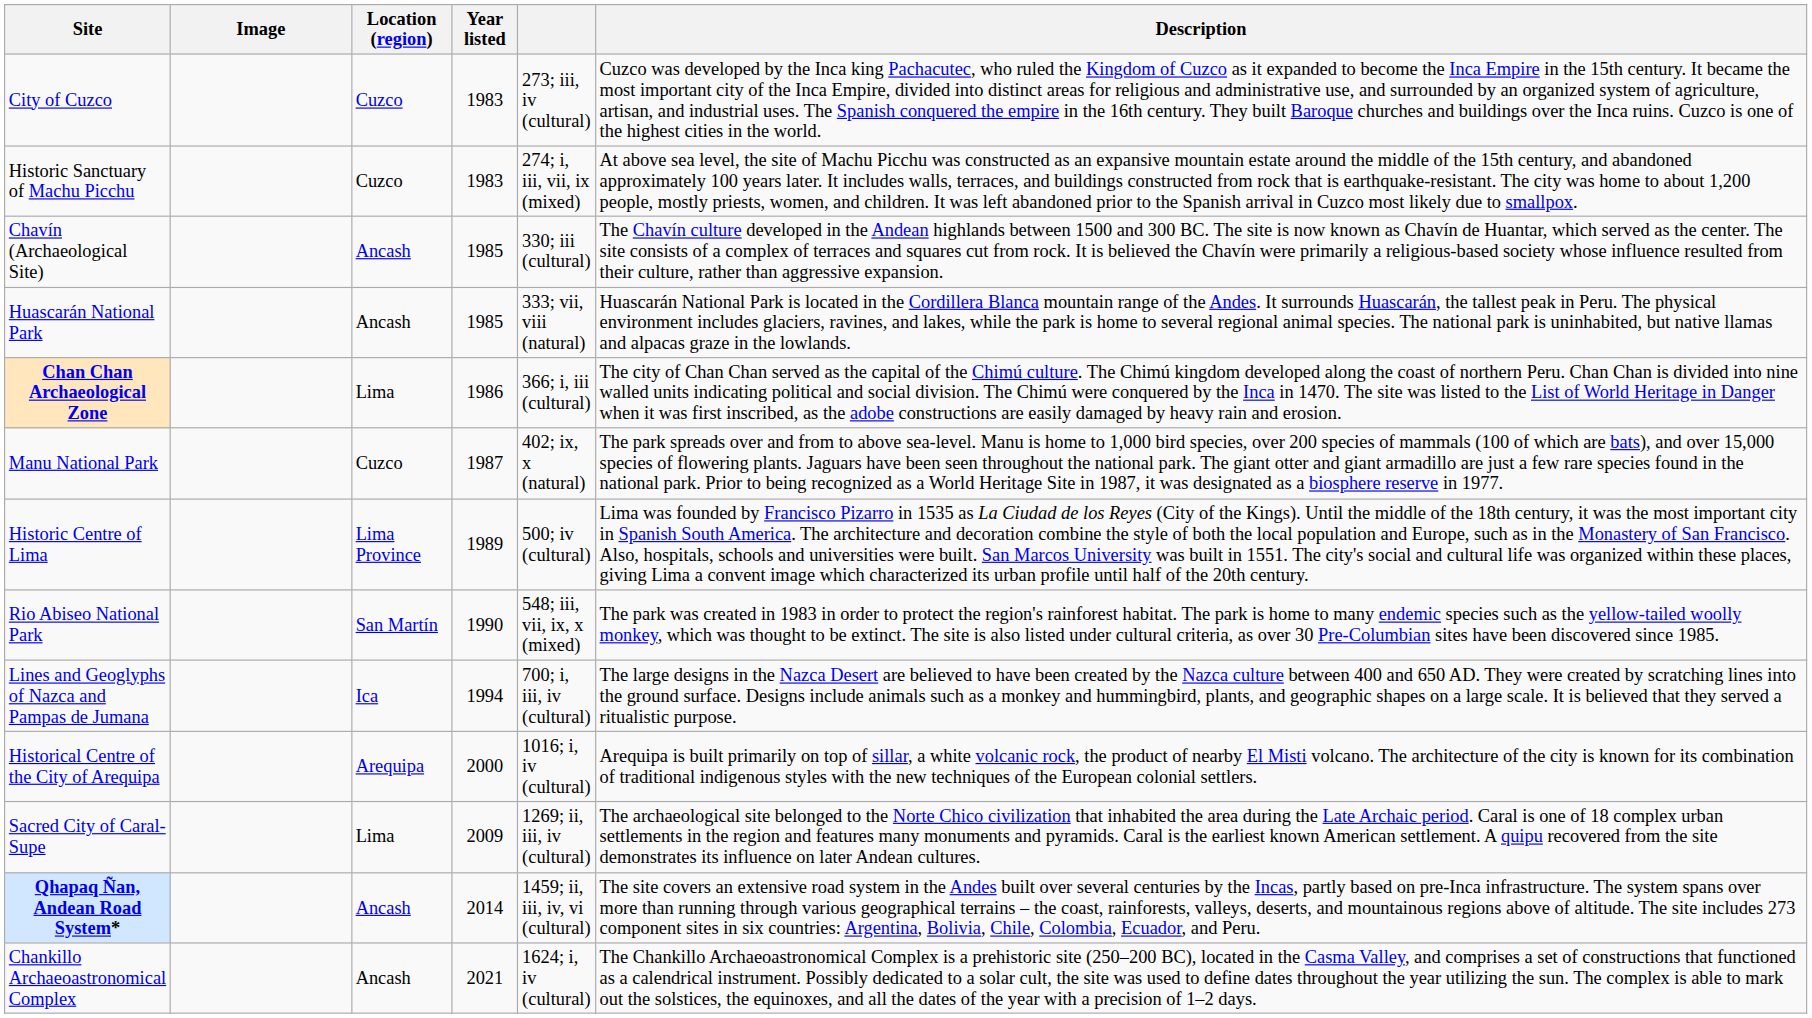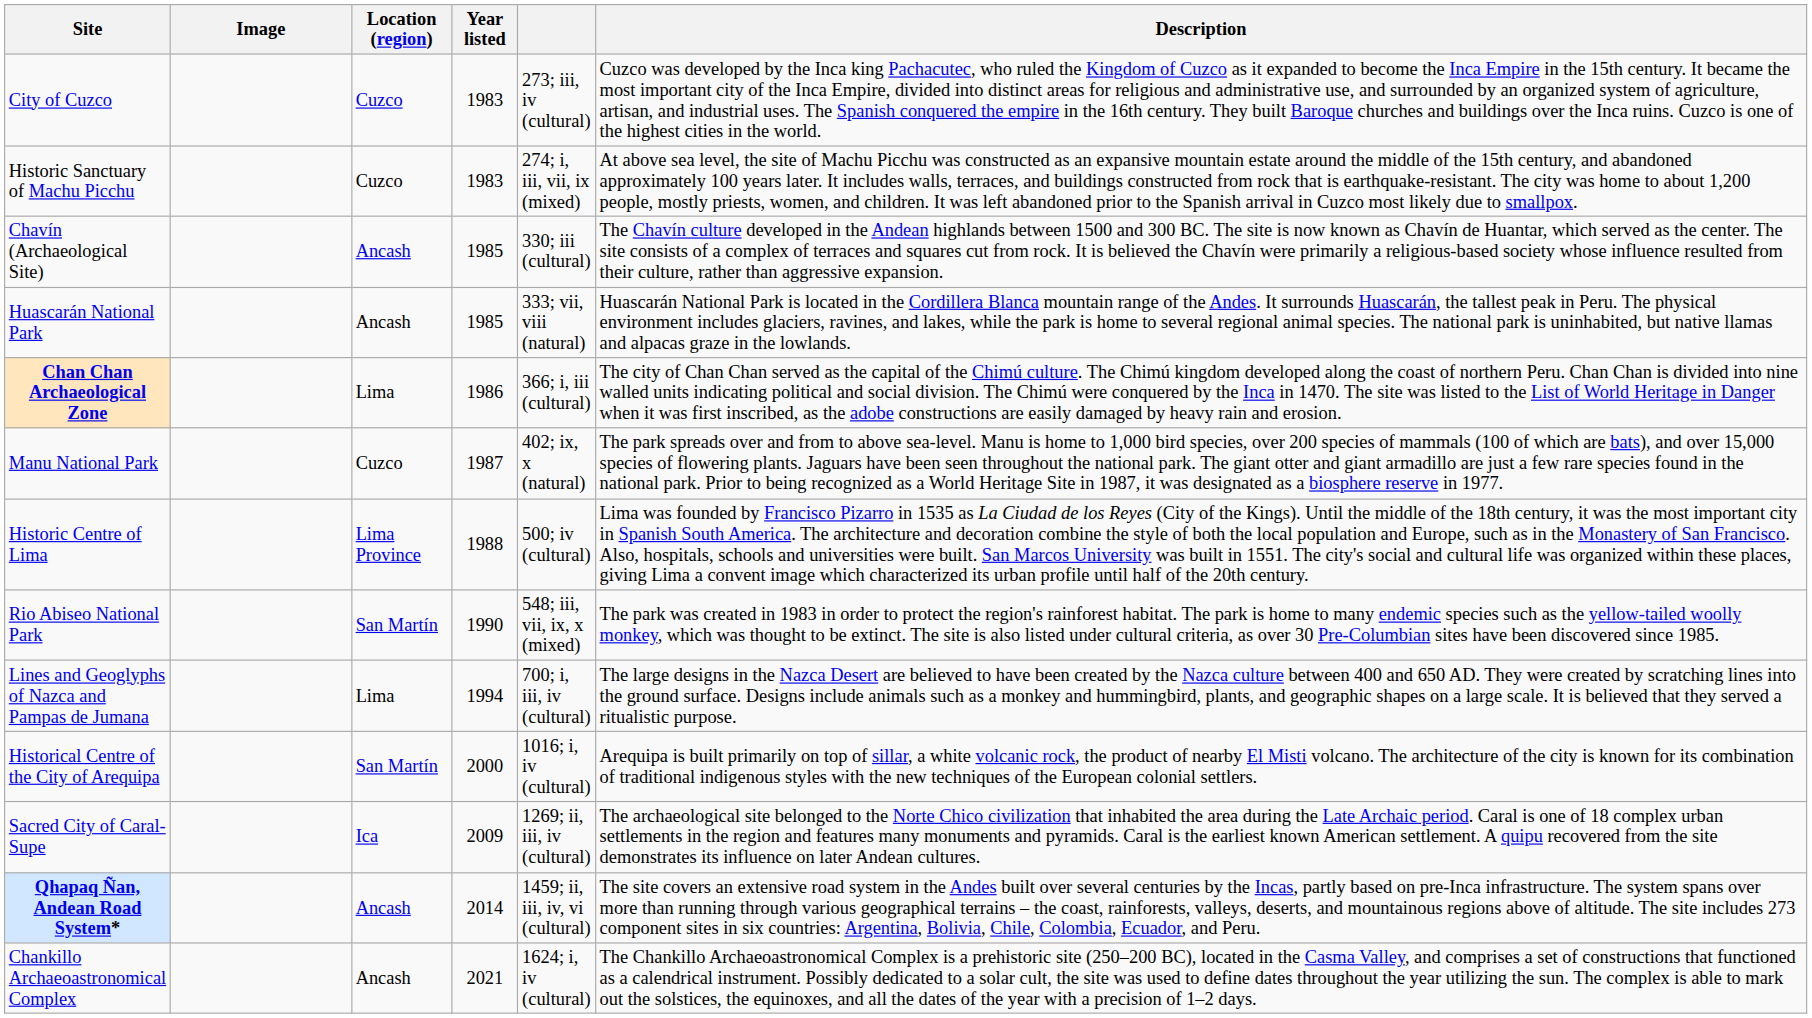(485, 544) 1989 -> (485, 544) 1988
(367, 695) Ica -> (375, 695) Lima
(390, 766) Arequipa -> (397, 766) San Martín
(375, 836) Lima -> (367, 836) Ica
